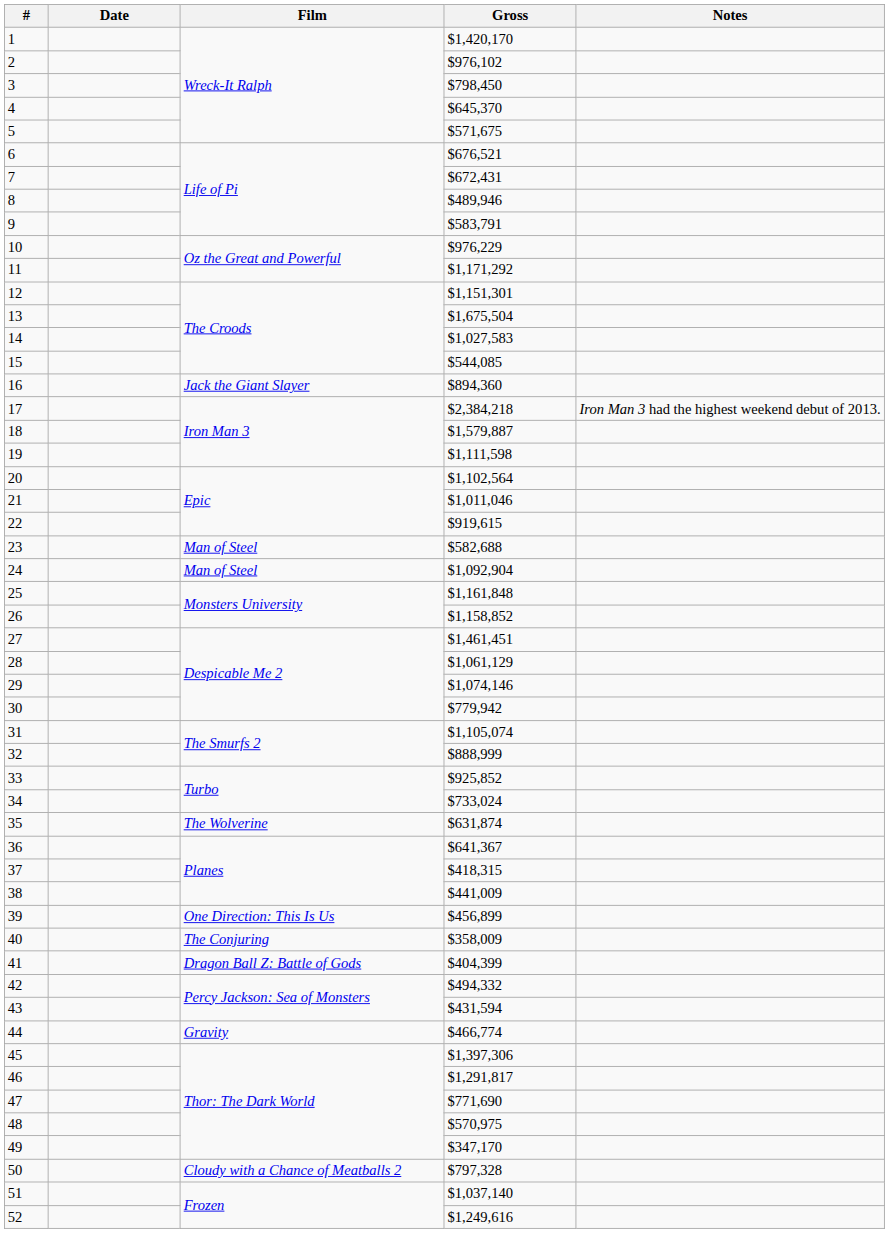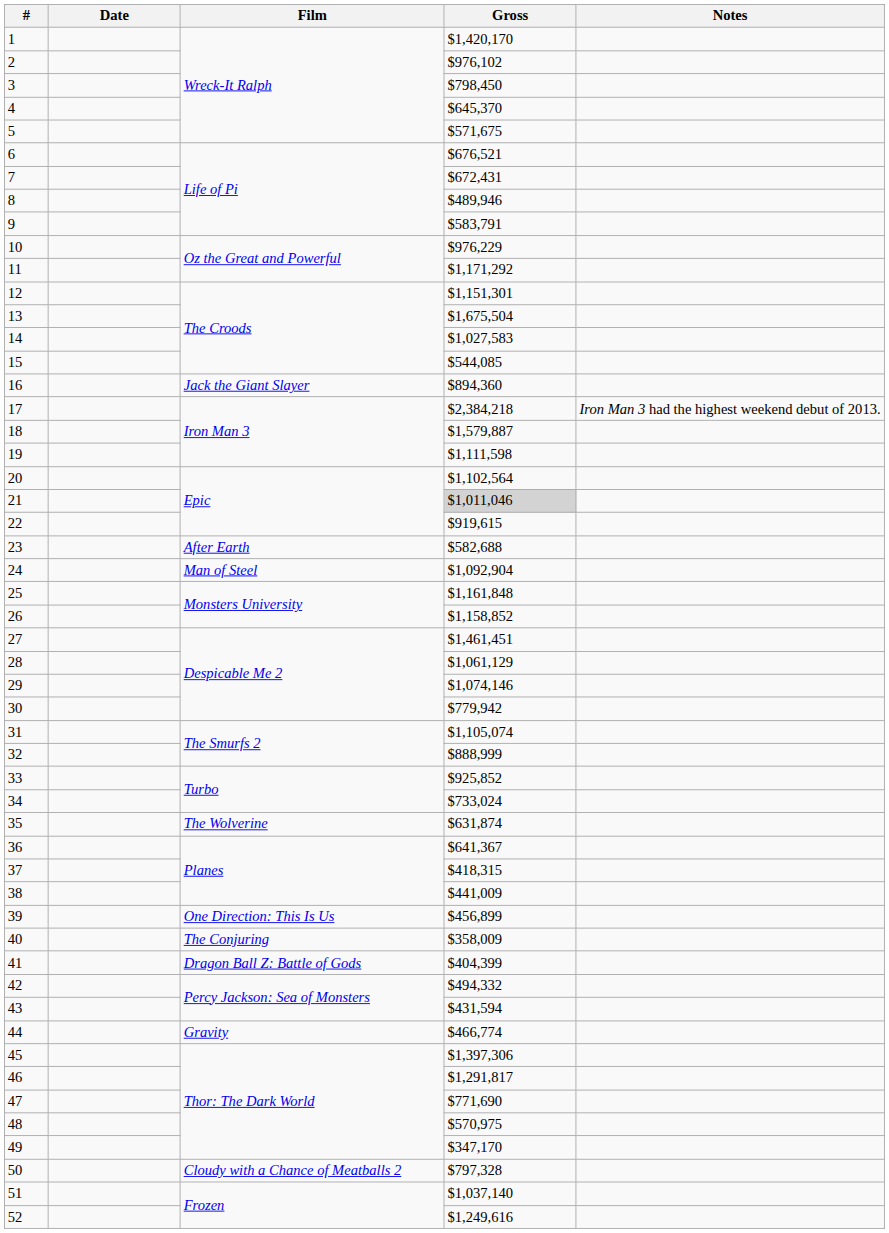(480, 500) no background -> (480, 500) lightgrey background
(220, 547) Man of Steel -> (217, 547) After Earth
